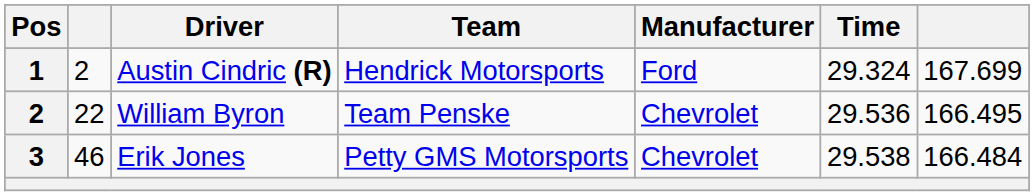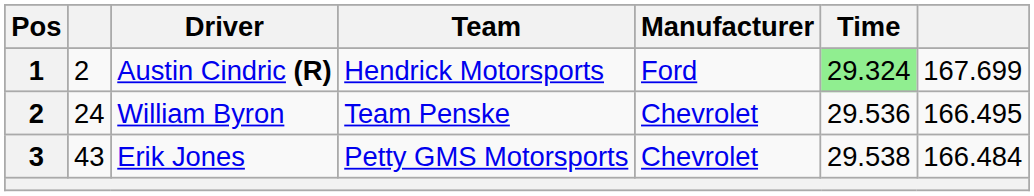(869, 70) no background -> (869, 70) lightgreen background
(89, 113) 22 -> (89, 113) 24
(89, 157) 46 -> (89, 157) 43
